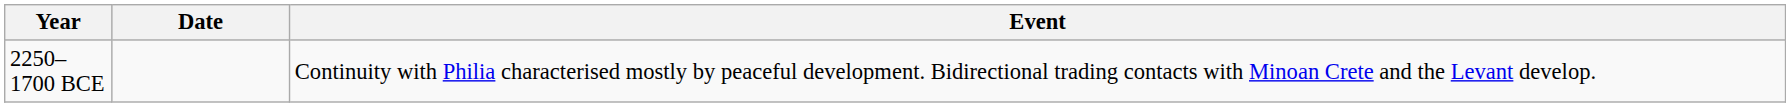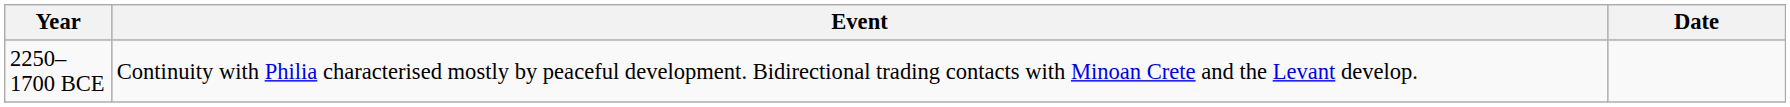columns swapped: (201, 22) <-> (1038, 22)
